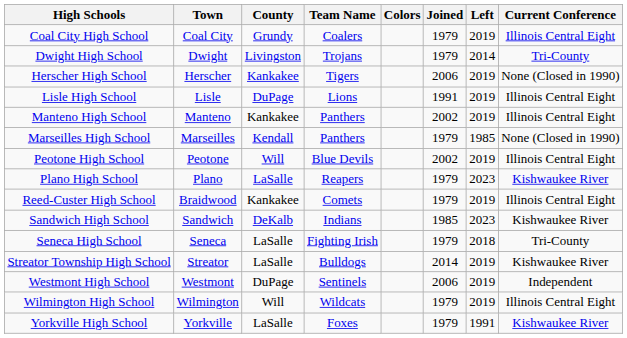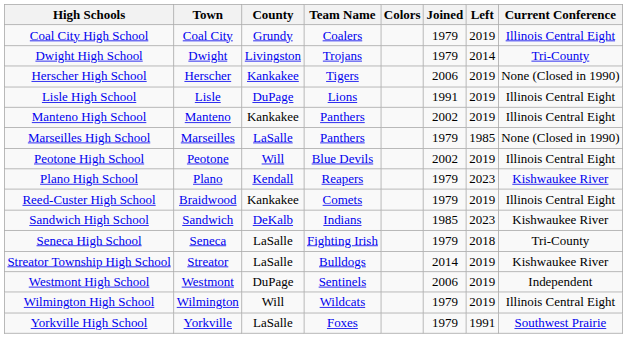(273, 138) Kendall -> (273, 138) LaSalle
(273, 179) LaSalle -> (273, 179) Kendall
(560, 323) Kishwaukee River -> (560, 323) Southwest Prairie
